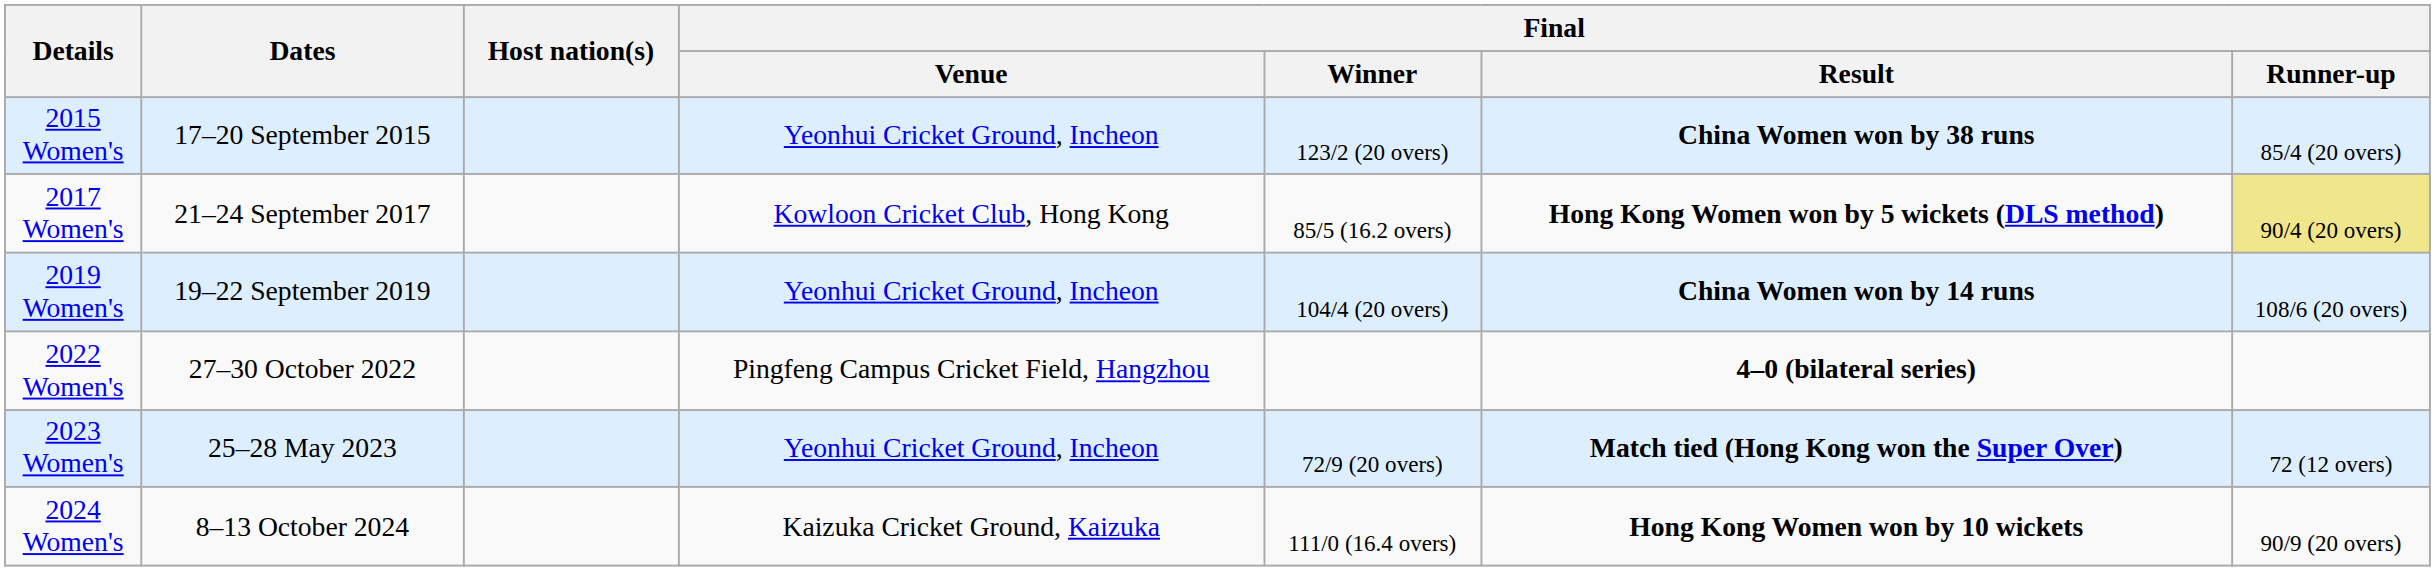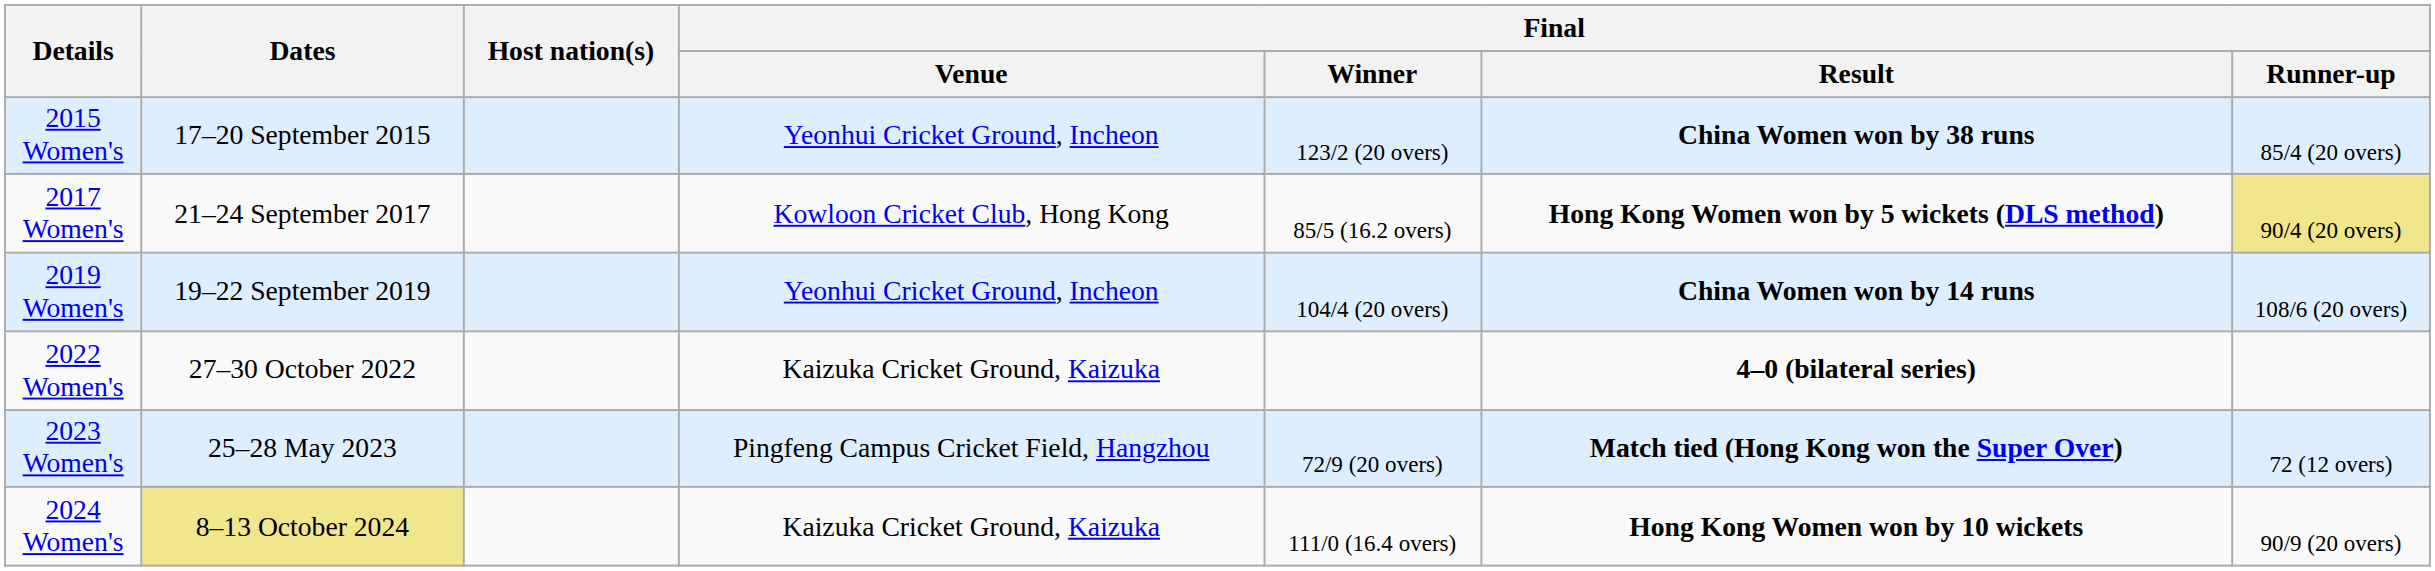(971, 369) Pingfeng Campus Cricket Field, Hangzhou -> (971, 369) Kaizuka Cricket Ground, Kaizuka
(971, 448) Yeonhui Cricket Ground, Incheon -> (971, 448) Pingfeng Campus Cricket Field, Hangzhou
(302, 526) no background -> (302, 526) khaki background
